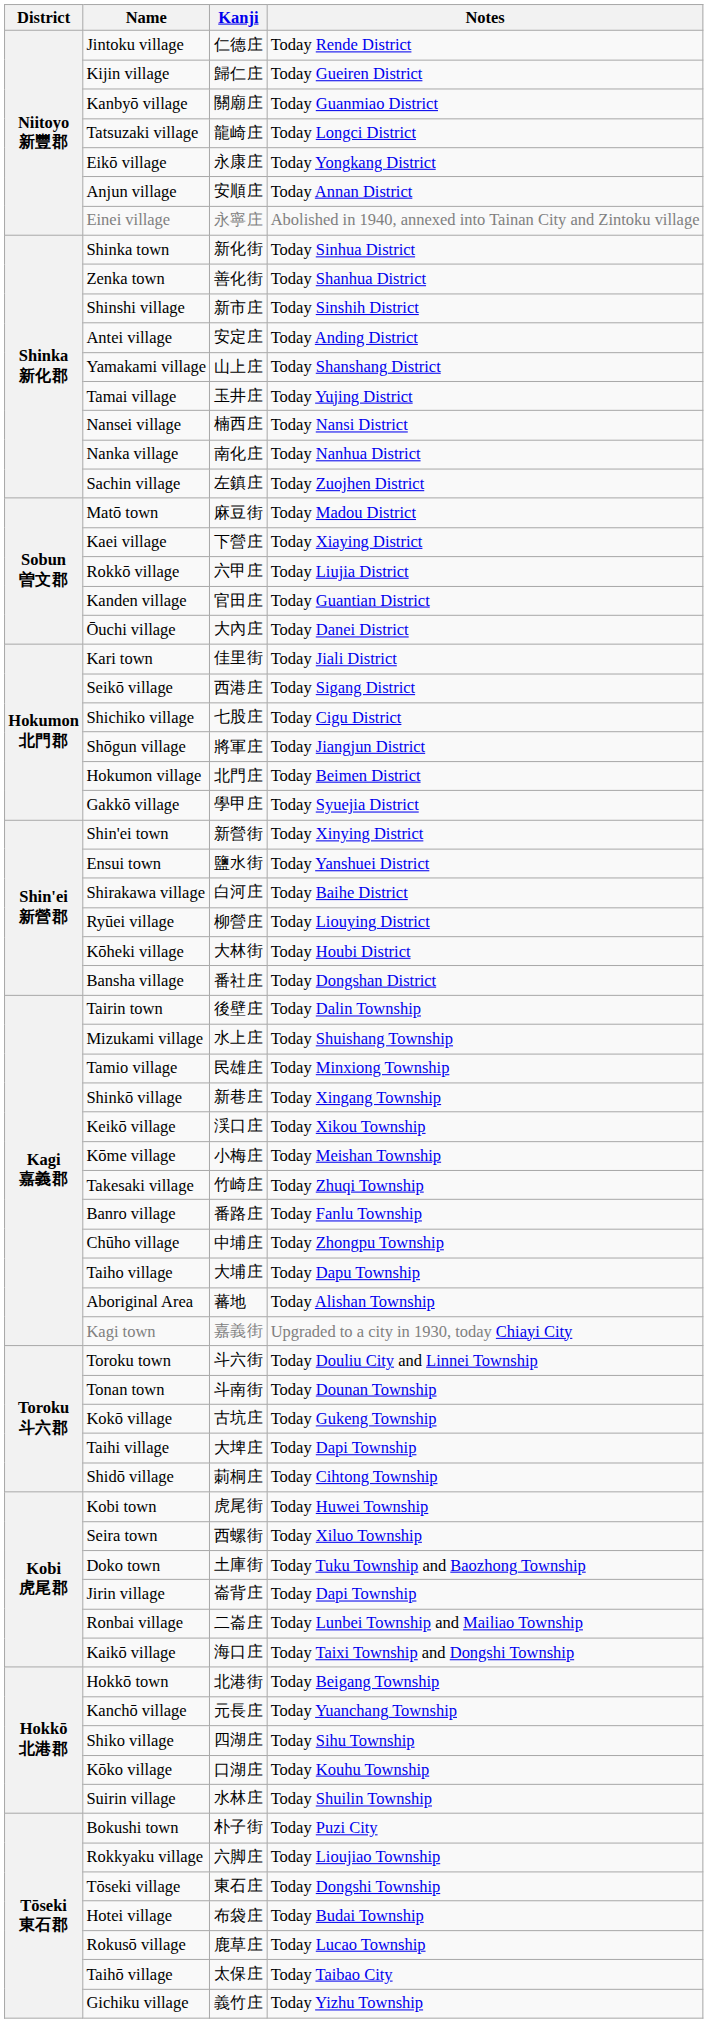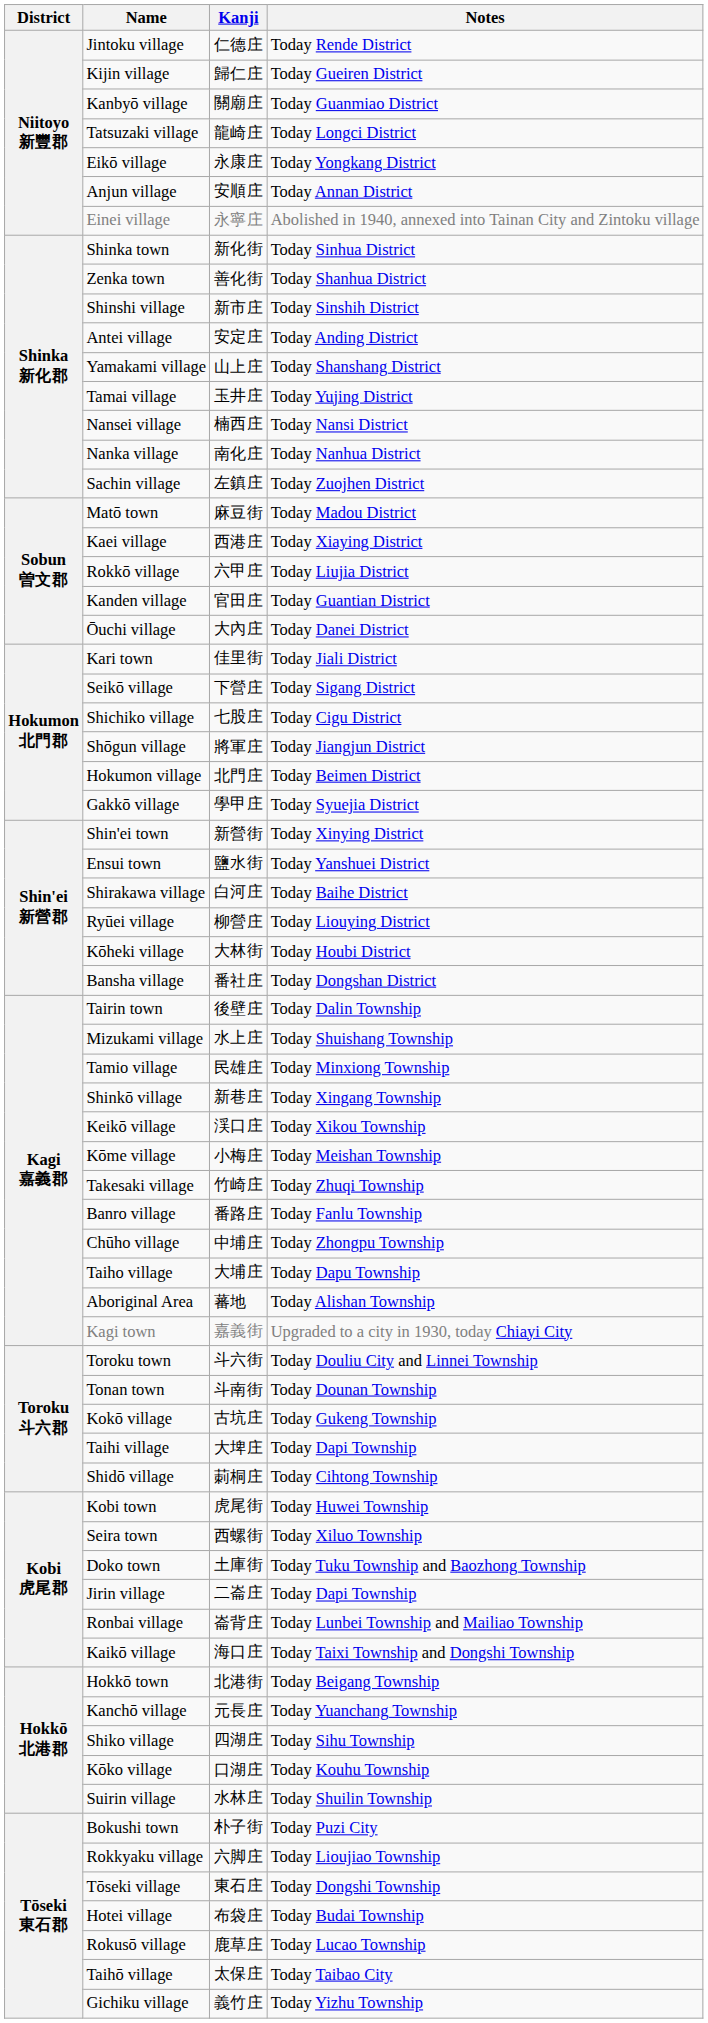(238, 541) 下營庄 -> (238, 541) 西港庄
(238, 687) 西港庄 -> (238, 687) 下營庄
(238, 1593) 崙背庄 -> (238, 1593) 二崙庄
(238, 1622) 二崙庄 -> (238, 1622) 崙背庄
